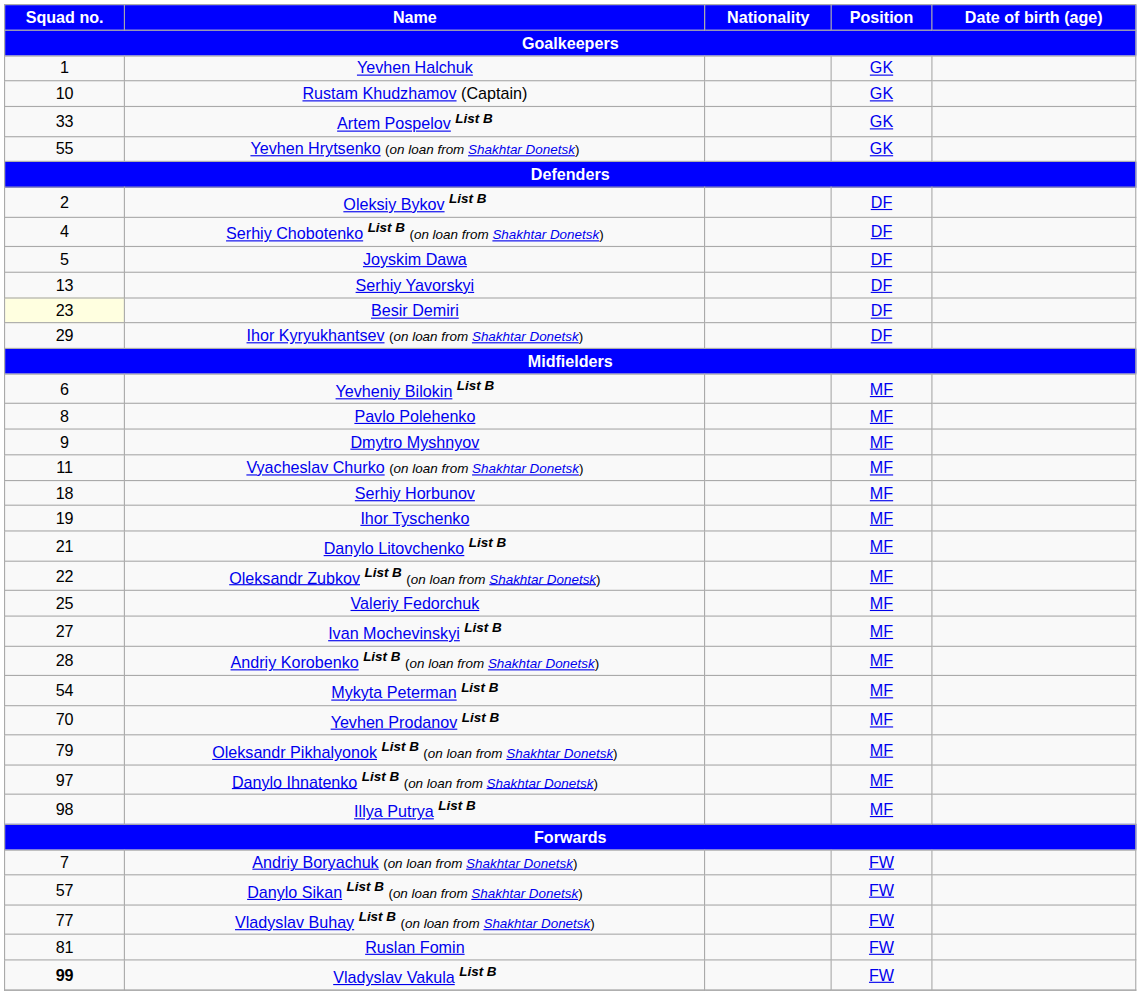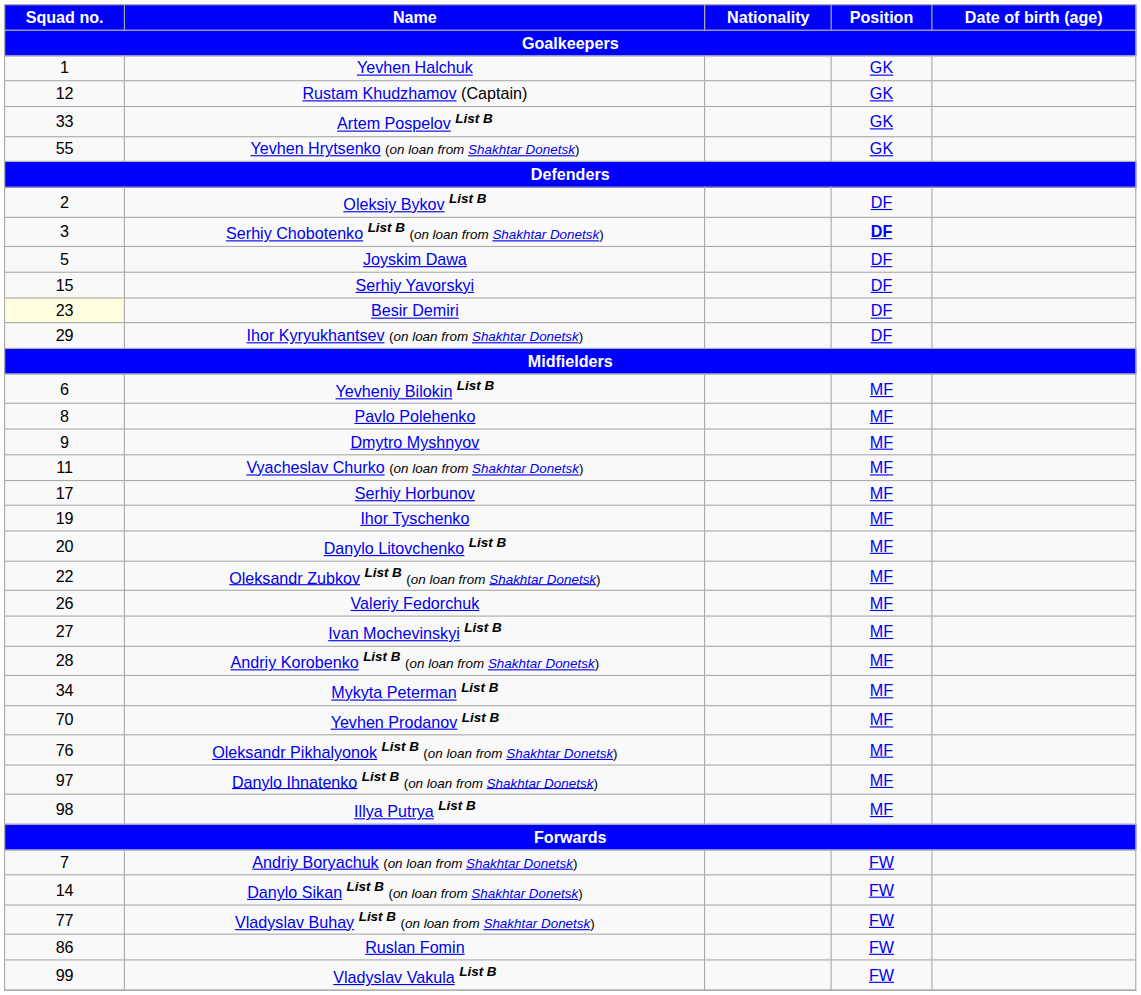(65, 94) 10 -> (65, 94) 12
(65, 232) 4 -> (65, 232) 3
(882, 232) normal -> (882, 232) bold
(65, 285) 13 -> (65, 285) 15
(65, 493) 18 -> (65, 493) 17
(65, 546) 21 -> (65, 546) 20
(65, 604) 25 -> (65, 604) 26
(65, 691) 54 -> (65, 691) 34
(65, 750) 79 -> (65, 750) 76
(65, 890) 57 -> (65, 890) 14
(65, 948) 81 -> (65, 948) 86
(65, 975) bold -> (65, 975) normal
